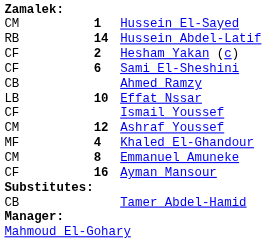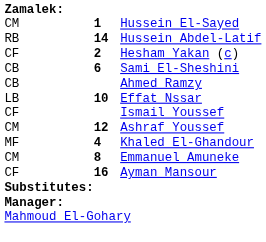(12, 69) CF -> (12, 69) CB
- row: (183, 202)
